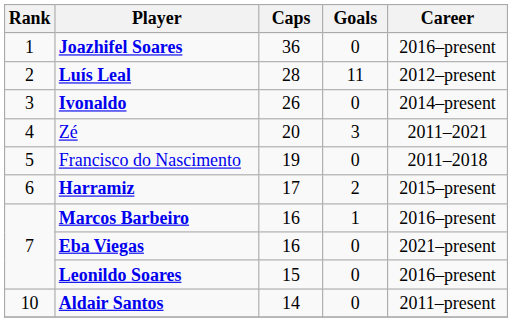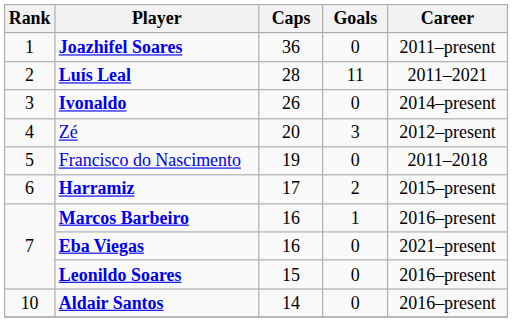(448, 47) 2016–present -> (448, 47) 2011–present
(448, 75) 2012–present -> (448, 75) 2011–2021
(448, 132) 2011–2021 -> (448, 132) 2012–present
(448, 302) 2011–present -> (448, 302) 2016–present
